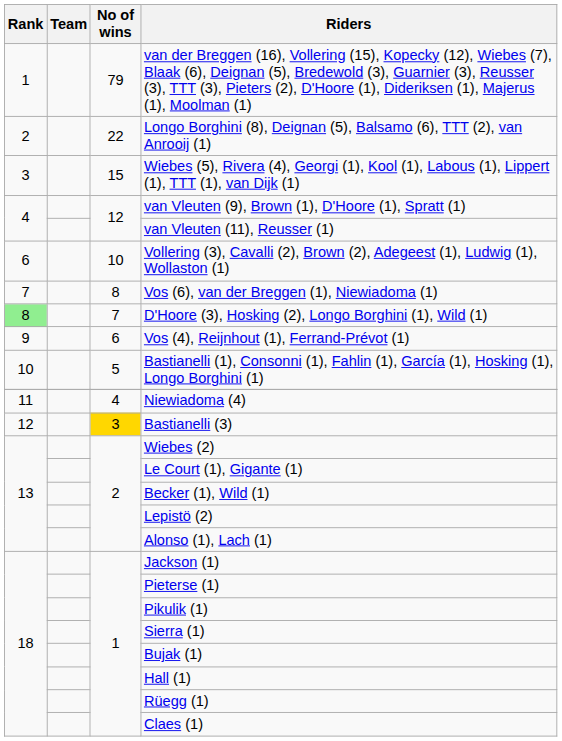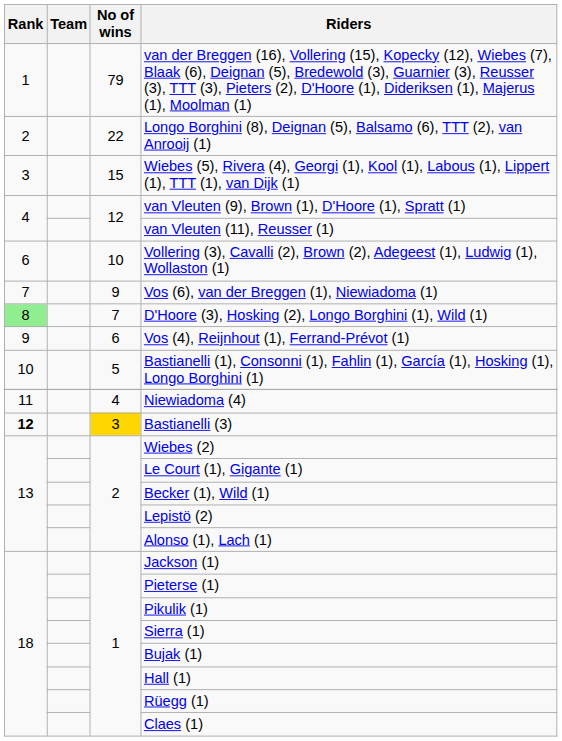(116, 292) 8 -> (116, 292) 9
(26, 424) normal -> (26, 424) bold
